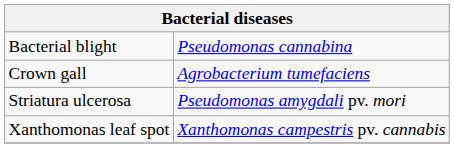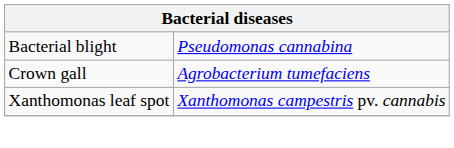- row: (70, 101)
